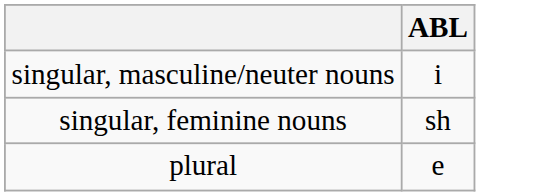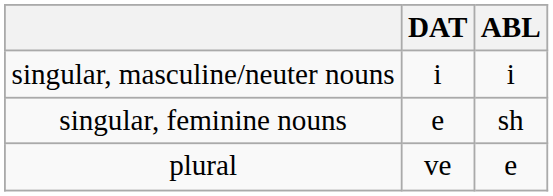+ column: (438, 27)
